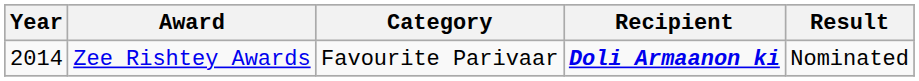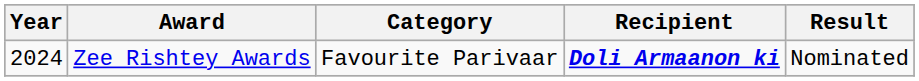(36, 59) 2014 -> (36, 59) 2024
